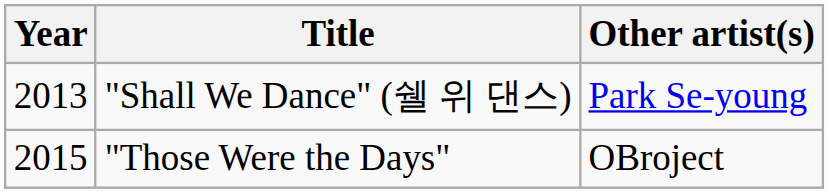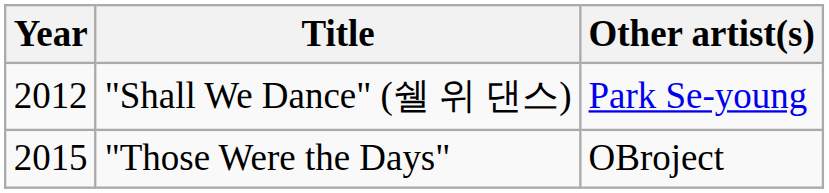(51, 95) 2013 -> (51, 95) 2012
